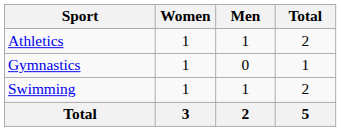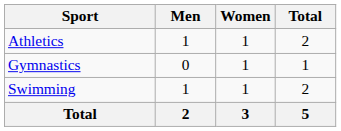columns swapped: (245, 16) <-> (185, 16)
